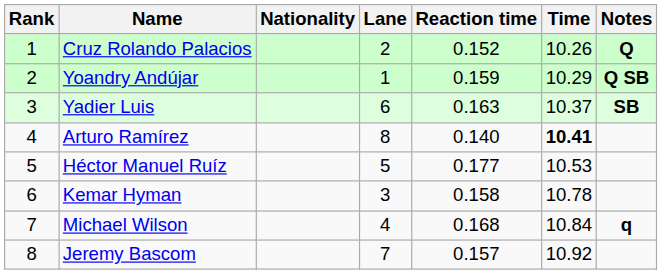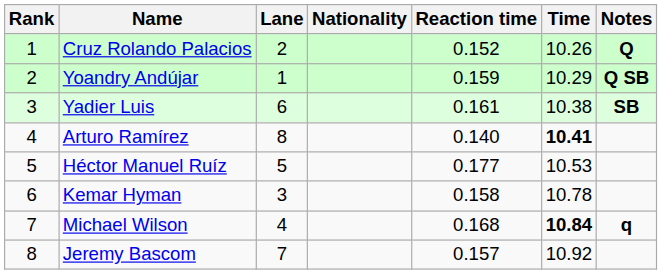columns swapped: (308, 19) <-> (385, 19)
(476, 107) 0.163 -> (476, 107) 0.161
(569, 107) 10.37 -> (569, 107) 10.38
(569, 225) normal -> (569, 225) bold
